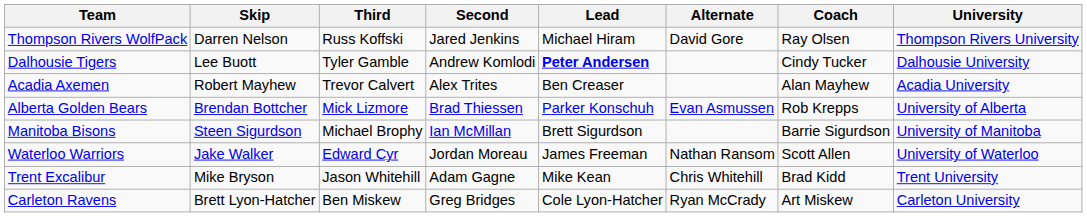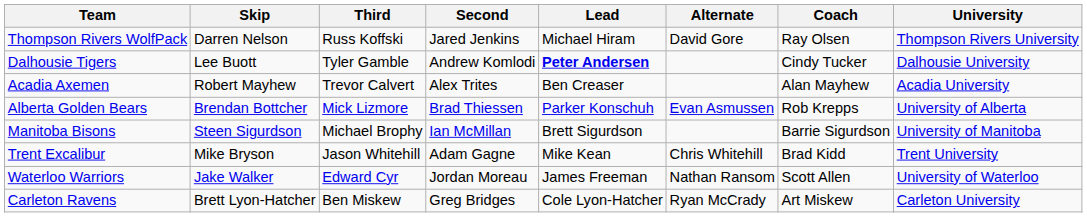rows swapped: (66, 154) <-> (56, 177)
